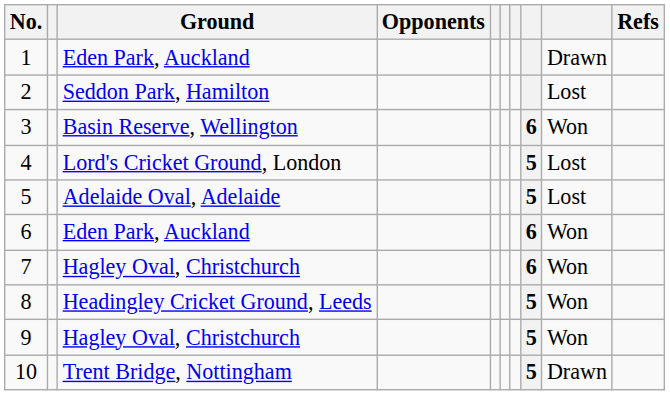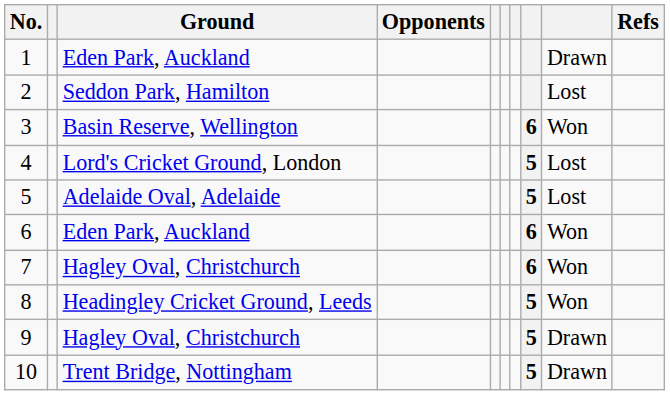(567, 337) Won -> (577, 337) Drawn
